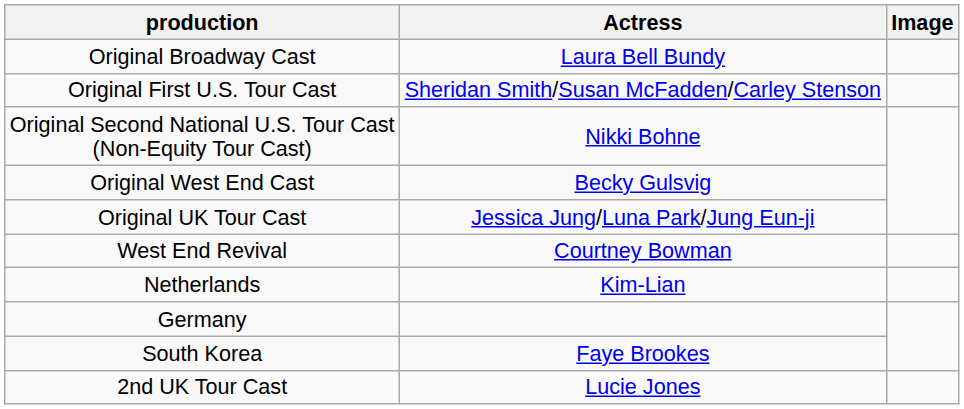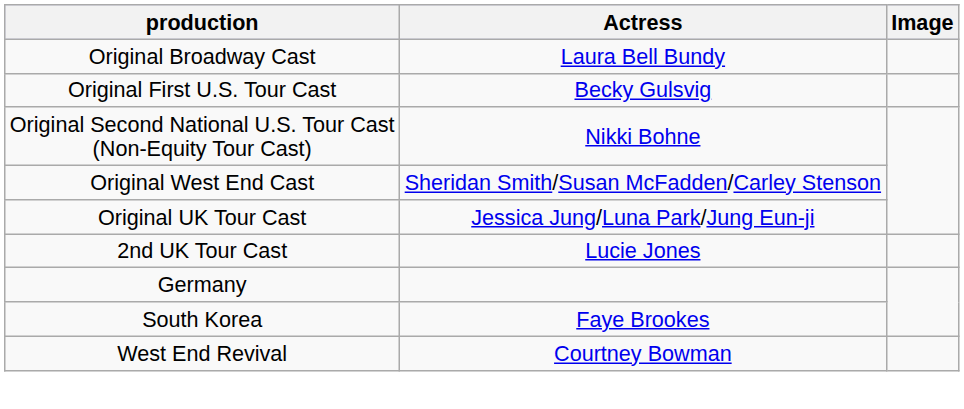(643, 90) Sheridan Smith/Susan McFadden/Carley Stenson -> (643, 90) Becky Gulsvig
(643, 183) Becky Gulsvig -> (643, 183) Sheridan Smith/Susan McFadden/Carley Stenson
rows swapped: (202, 387) <-> (202, 251)
- row: (202, 285)
